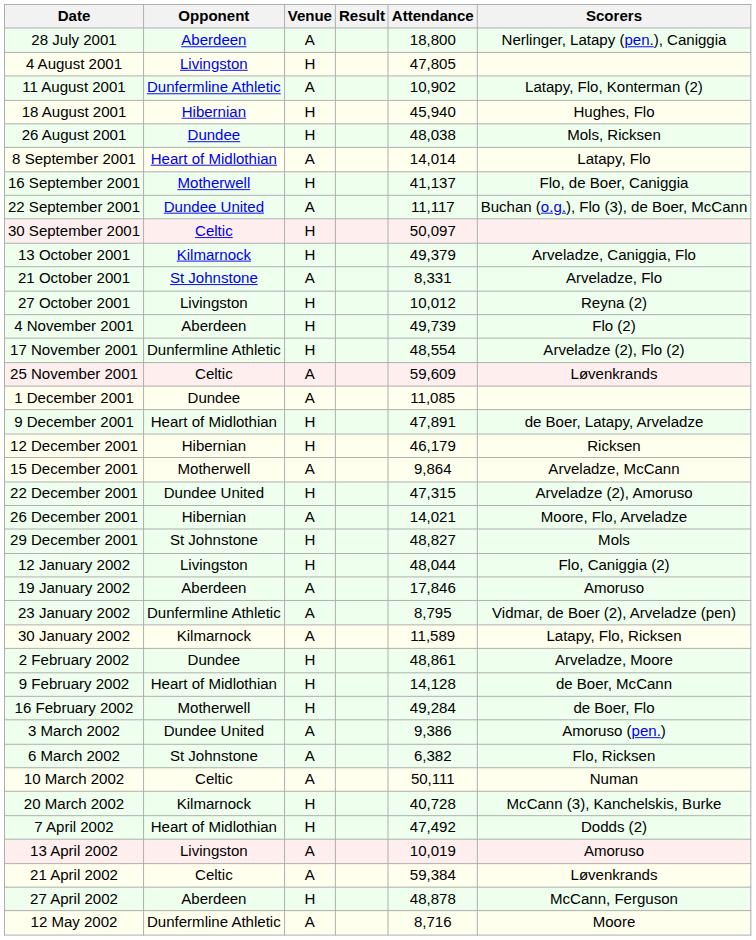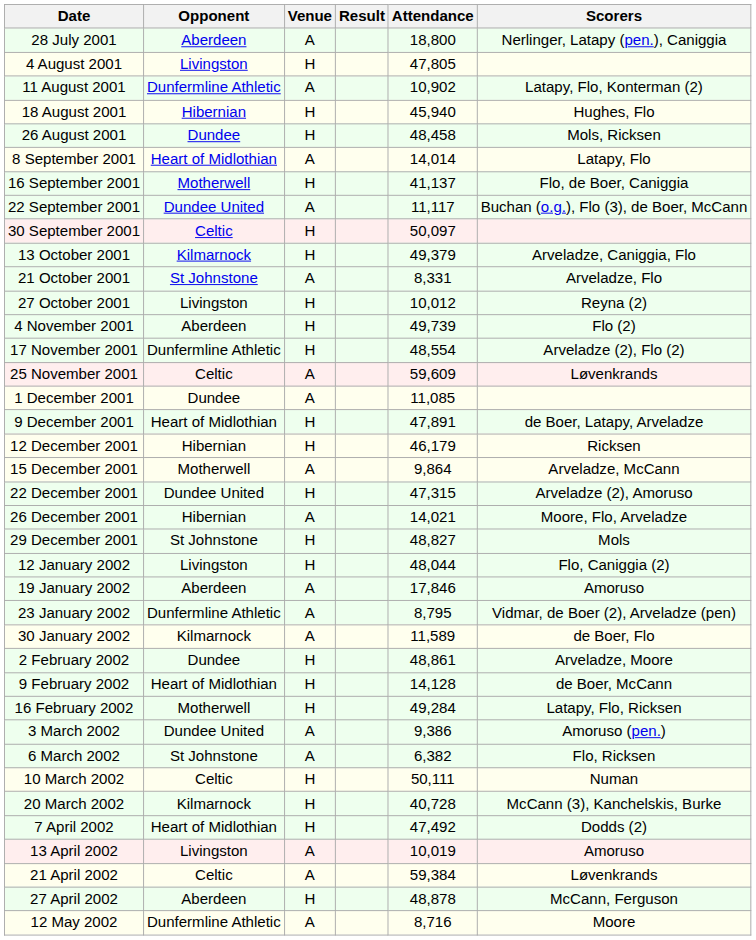(433, 135) 48,038 -> (433, 135) 48,458
(614, 636) Latapy, Flo, Ricksen -> (614, 636) de Boer, Flo
(614, 708) de Boer, Flo -> (614, 708) Latapy, Flo, Ricksen
(310, 779) A -> (310, 779) H
